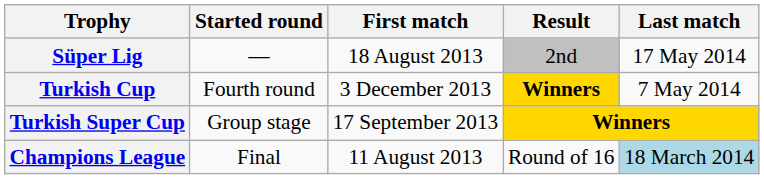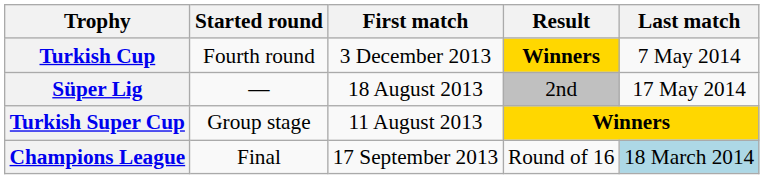rows swapped: (97, 55) <-> (97, 88)
(415, 122) 17 September 2013 -> (415, 122) 11 August 2013
(415, 156) 11 August 2013 -> (415, 156) 17 September 2013
